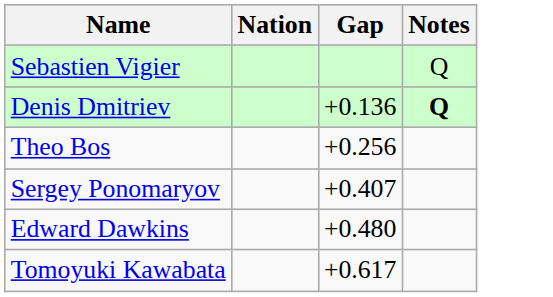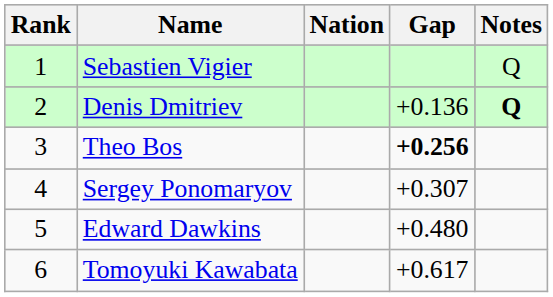+ column: (41, 24)
(360, 147) normal -> (432, 147) bold
(360, 188) +0.407 -> (432, 188) +0.307
